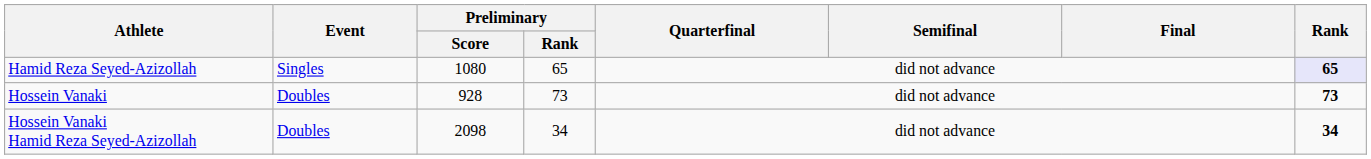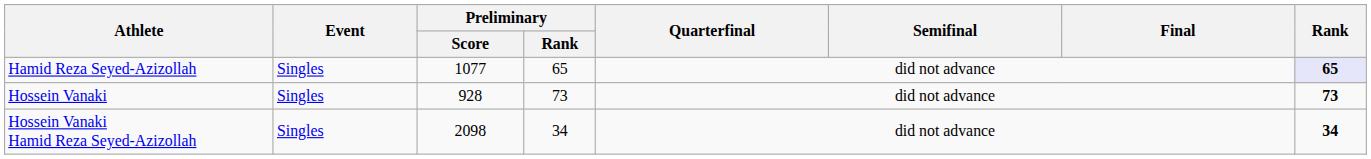(470, 70) 1080 -> (470, 70) 1077
(303, 96) Doubles -> (300, 96) Singles
(303, 131) Doubles -> (300, 131) Singles
